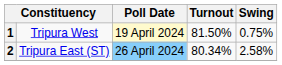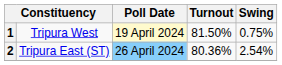(211, 51) 80.34% -> (211, 51) 80.36%
(256, 51) 2.58% -> (256, 51) 2.54%
